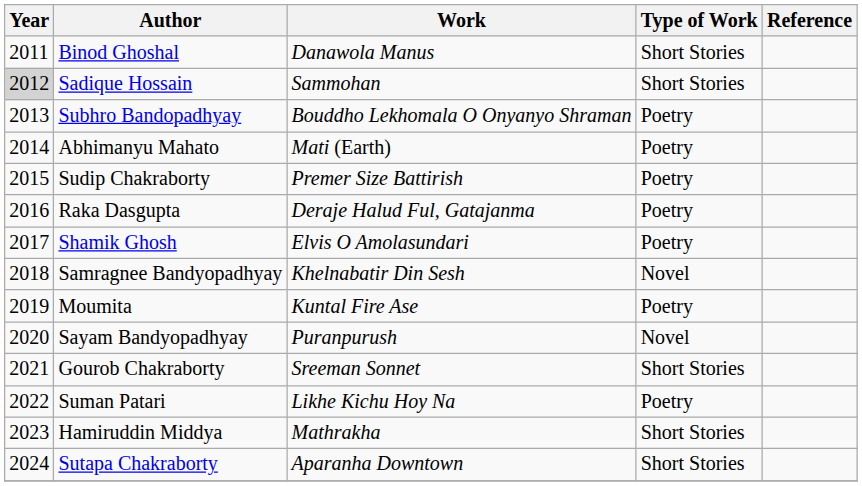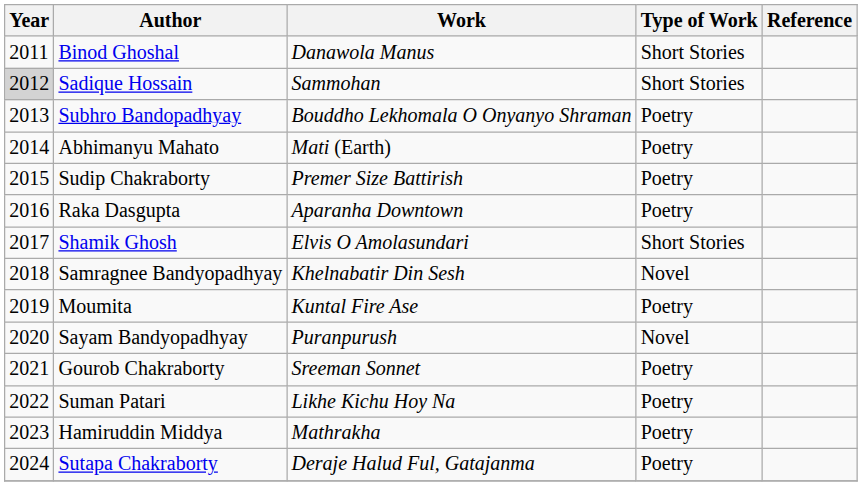(413, 210) Deraje Halud Ful, Gatajanma -> (377, 210) Aparanha Downtown
(667, 242) Poetry -> (693, 242) Short Stories
(693, 369) Short Stories -> (667, 369) Poetry
(693, 432) Short Stories -> (667, 432) Poetry
(377, 464) Aparanha Downtown -> (413, 464) Deraje Halud Ful, Gatajanma
(693, 464) Short Stories -> (667, 464) Poetry
